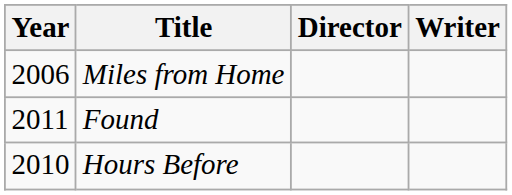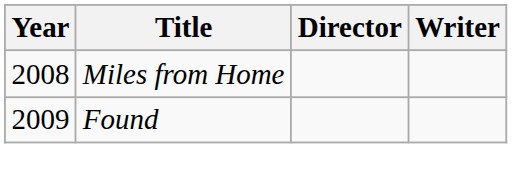(41, 73) 2006 -> (41, 73) 2008
(40, 119) 2011 -> (41, 119) 2009
- row: (161, 165)
